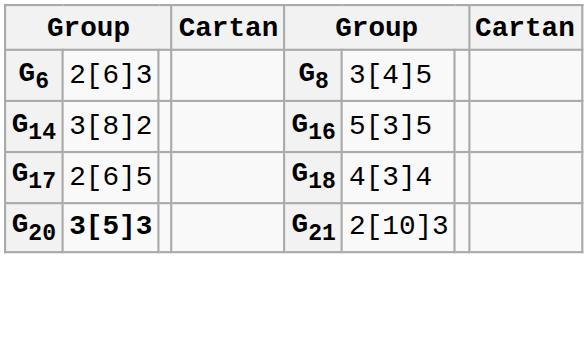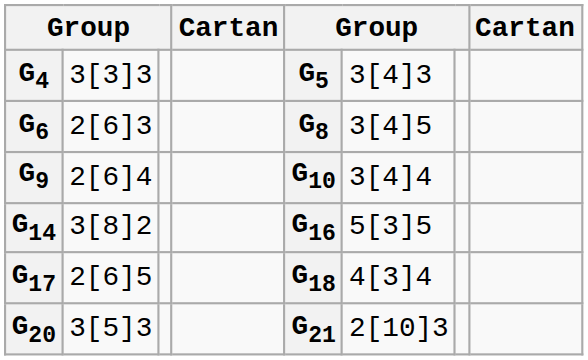+ row: (34, 76)
+ row: (34, 177)
(111, 227) bold -> (111, 329) normal
